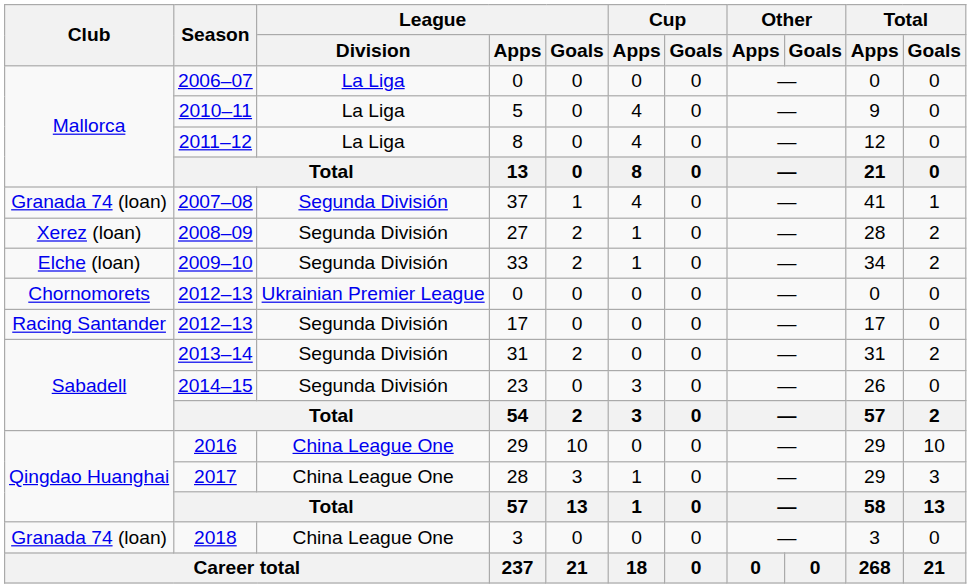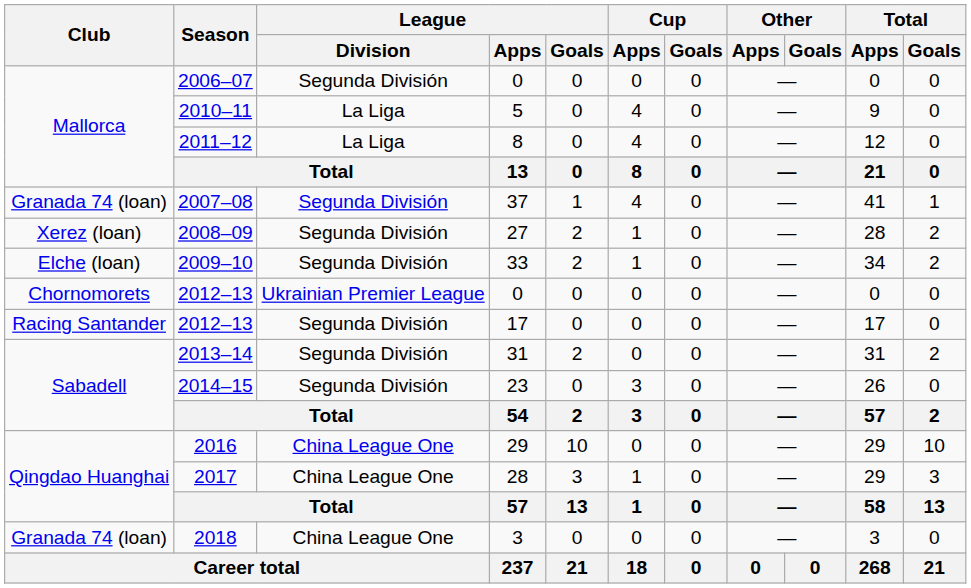(373, 80) La Liga -> (373, 80) Segunda División
